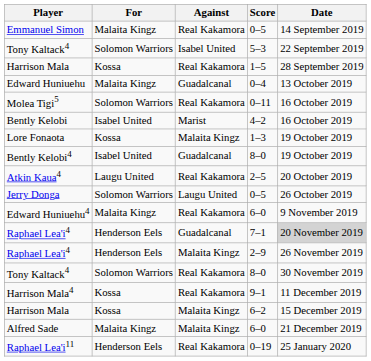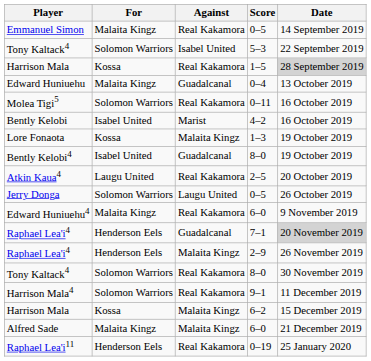(322, 66) no background -> (322, 66) lightgrey background
(108, 292) Kossa -> (134, 292) Solomon Warriors
